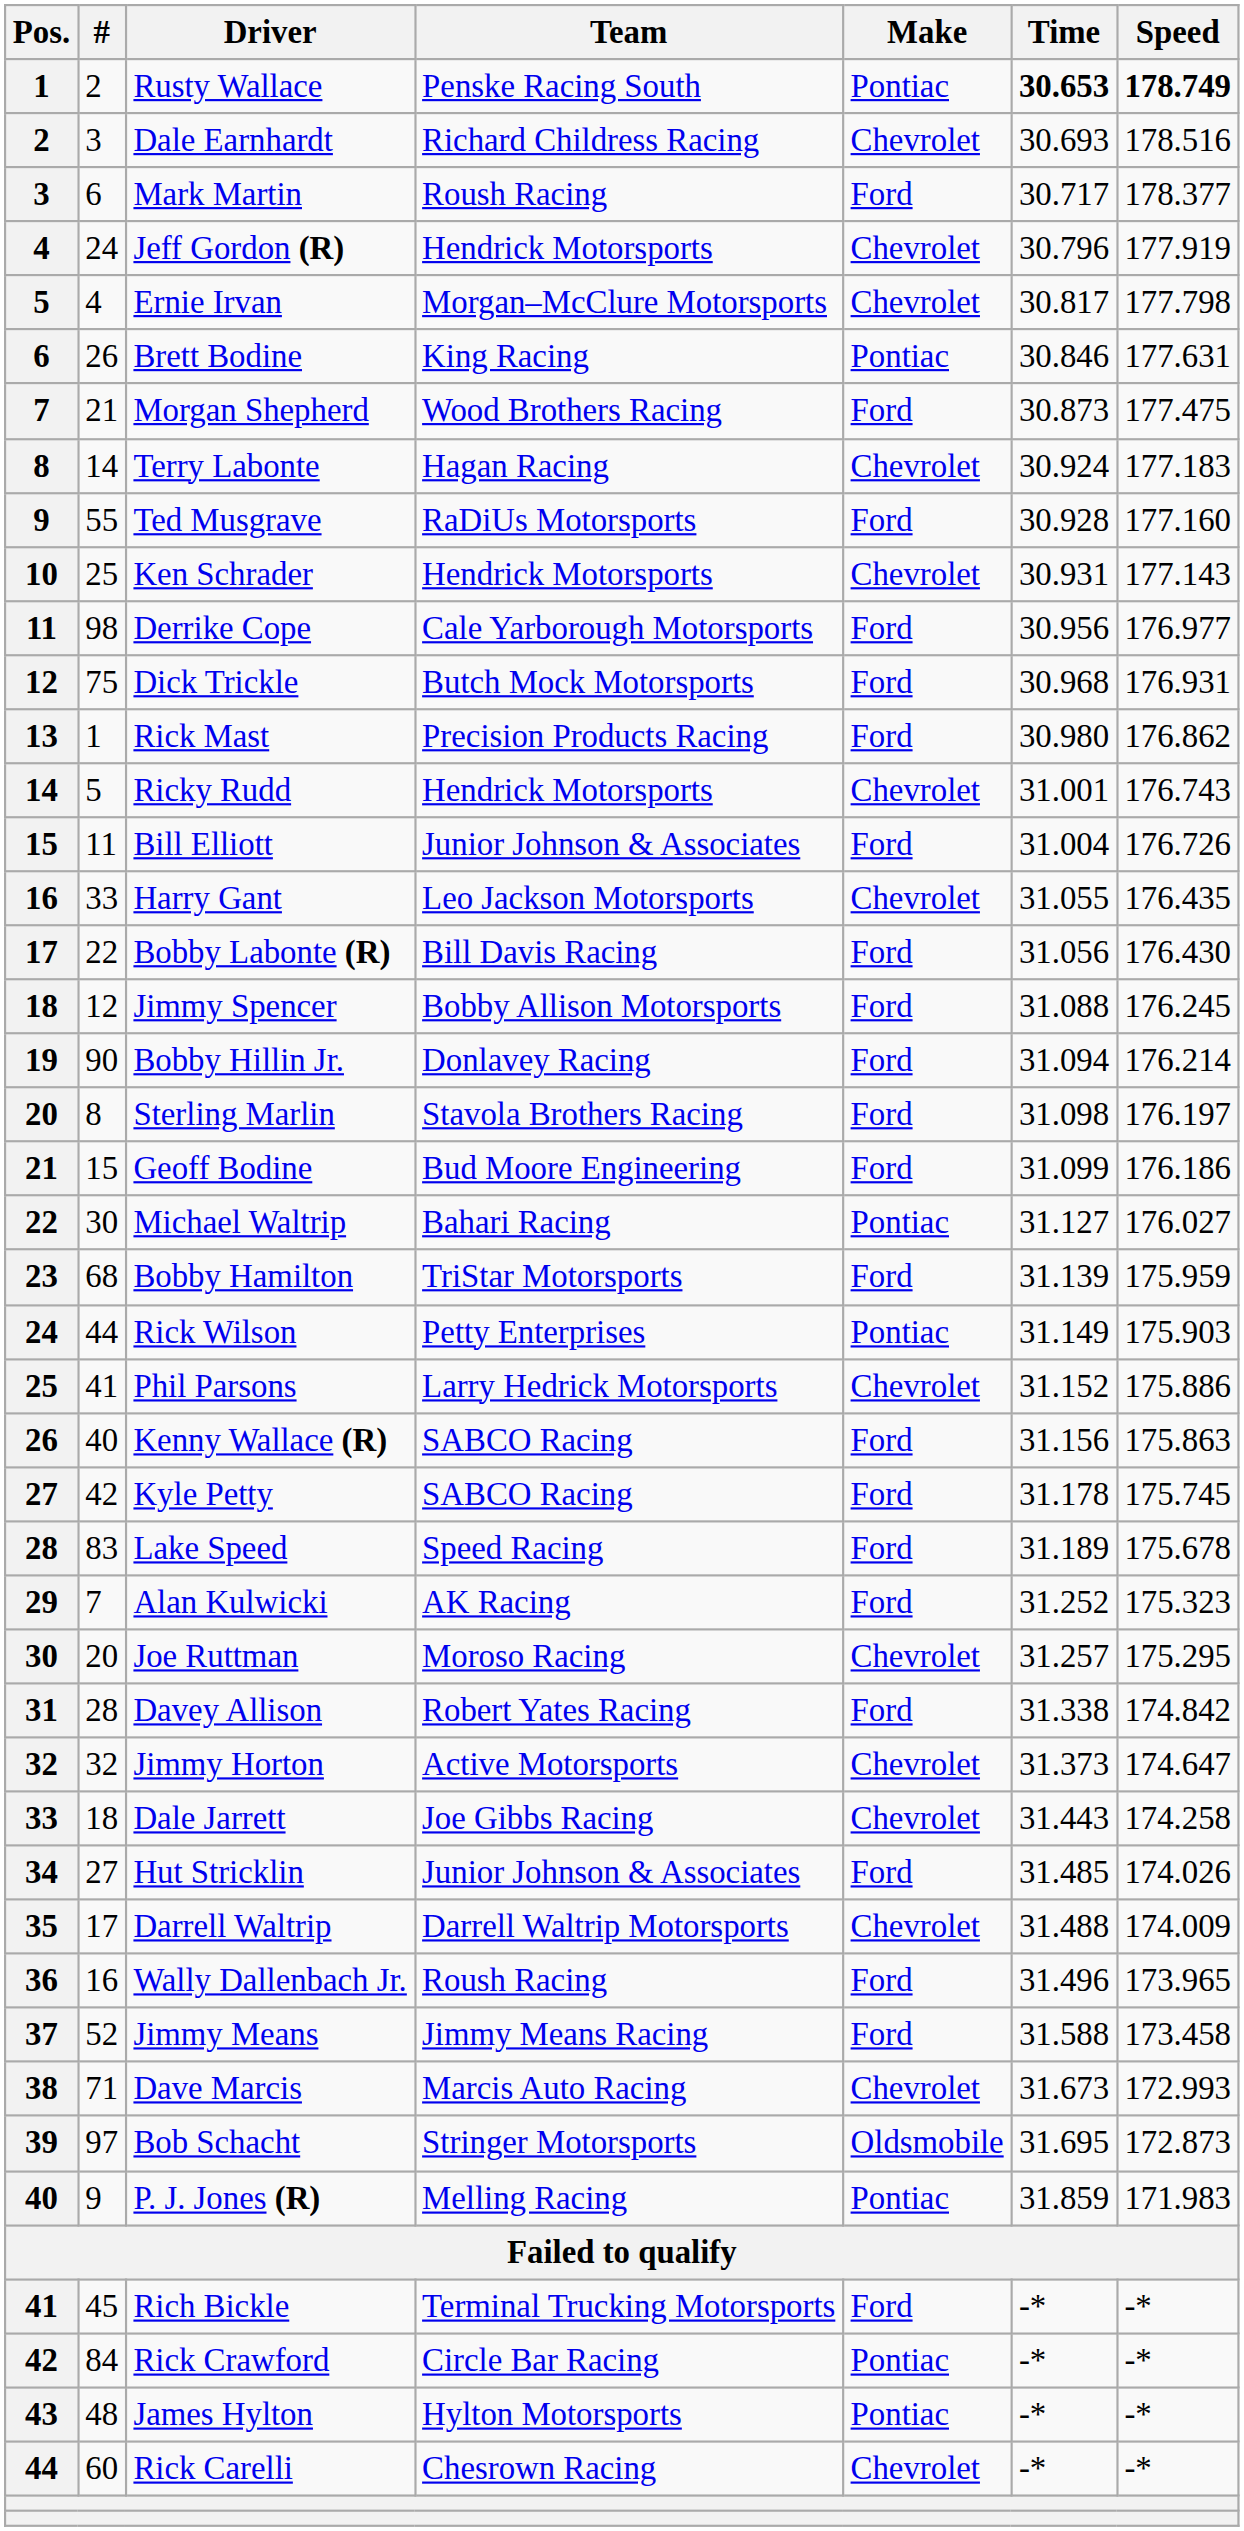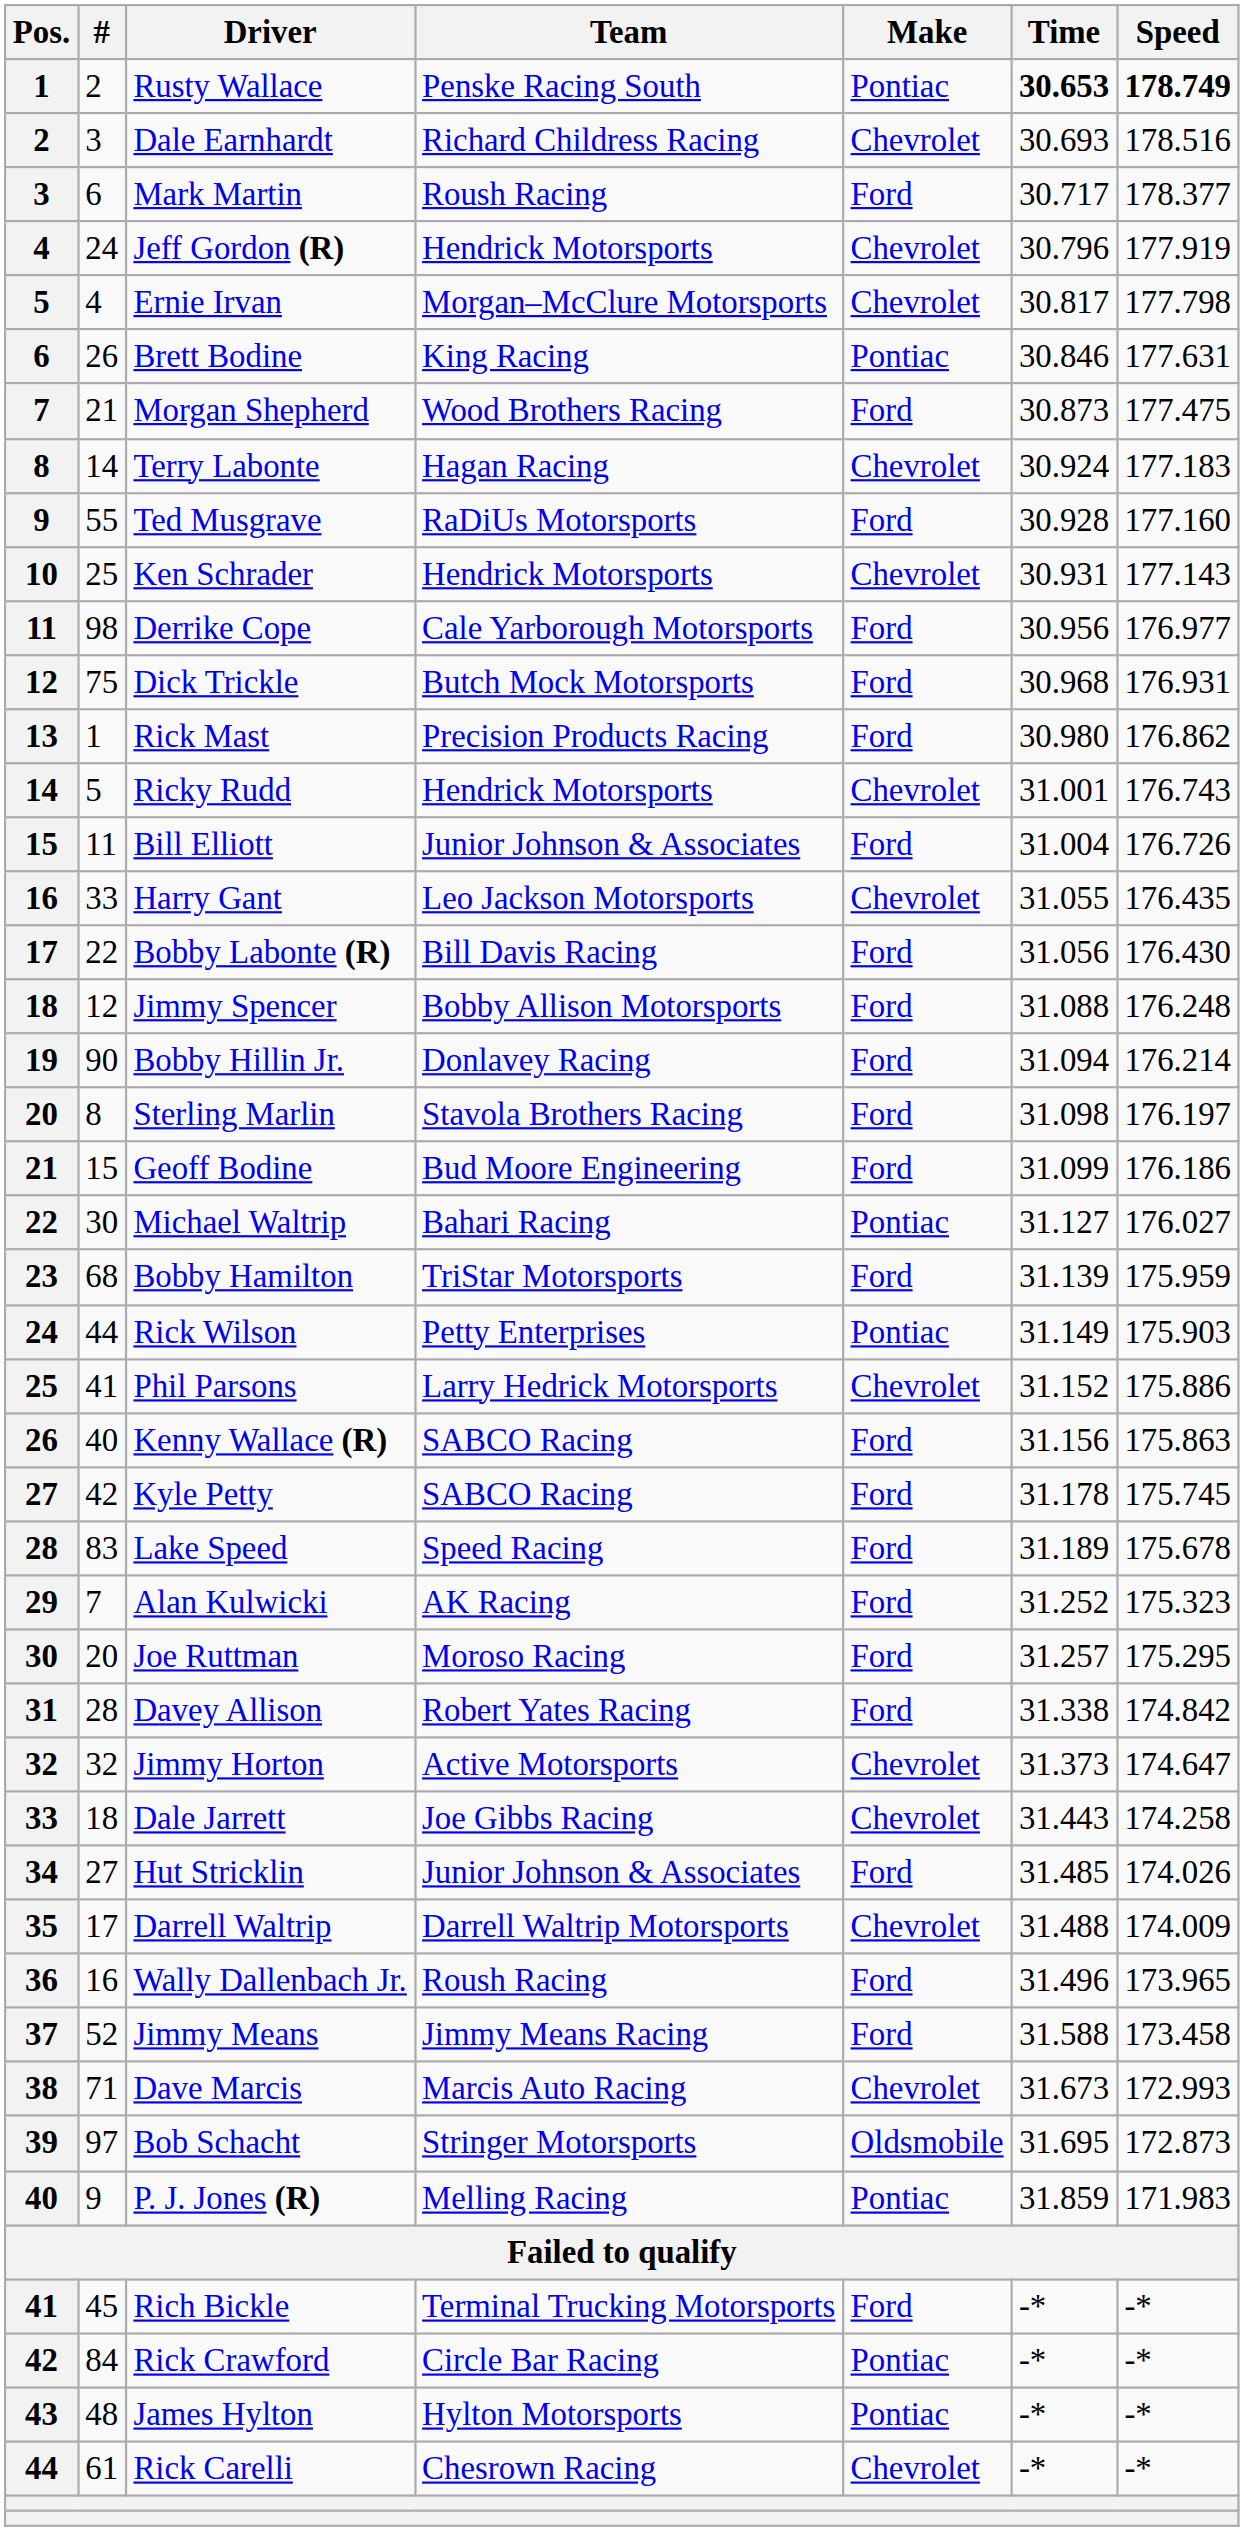(1178, 1006) 176.245 -> (1178, 1006) 176.248
(915, 1655) Chevrolet -> (882, 1655) Ford
(102, 2467) 60 -> (102, 2467) 61
